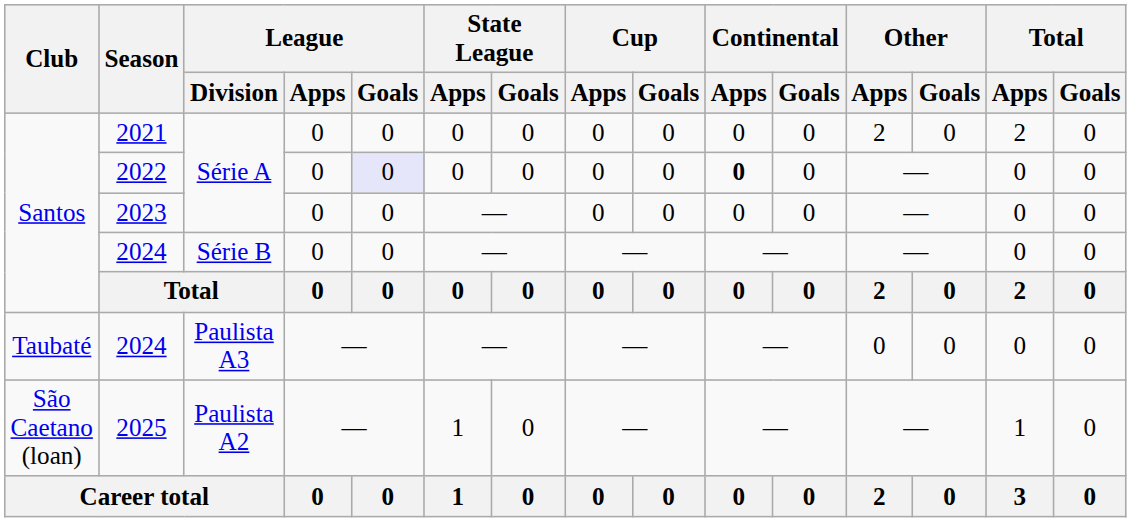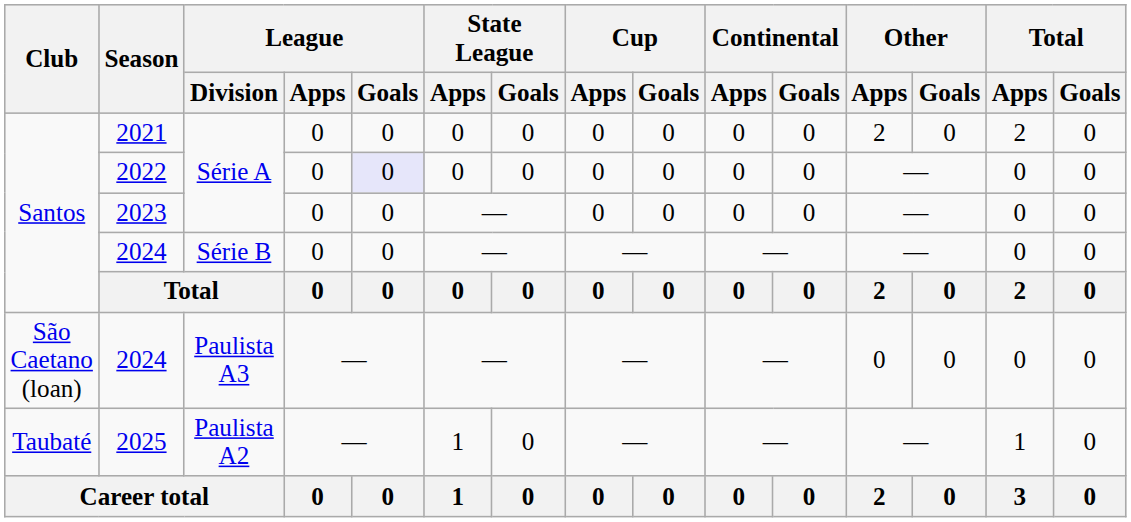(739, 172) bold -> (739, 172) normal
(52, 345) Taubaté -> (52, 359) São Caetano (loan)
(52, 427) São Caetano (loan) -> (52, 442) Taubaté
